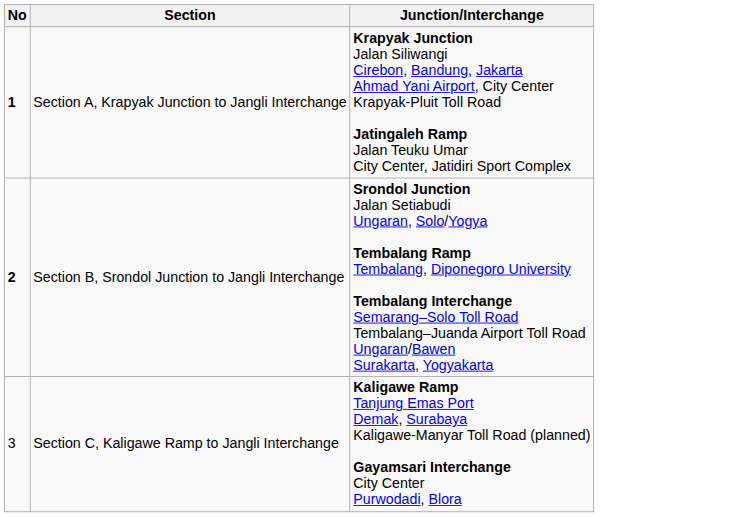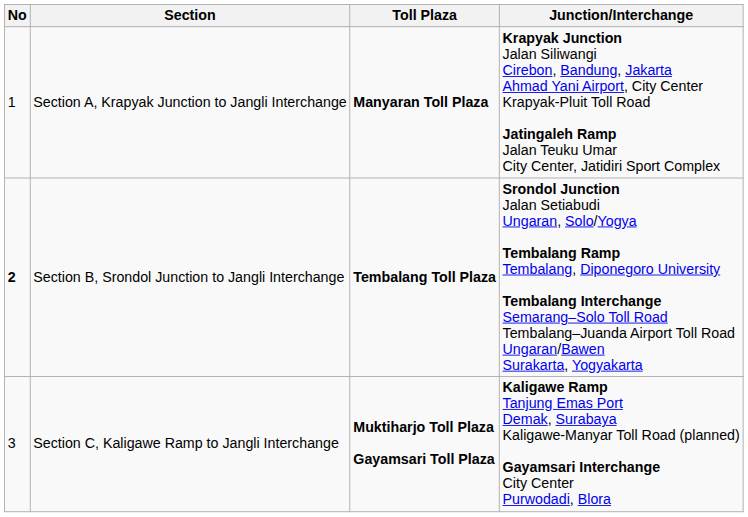+ column: (425, 15)
(12, 102) bold -> (12, 102) normal
